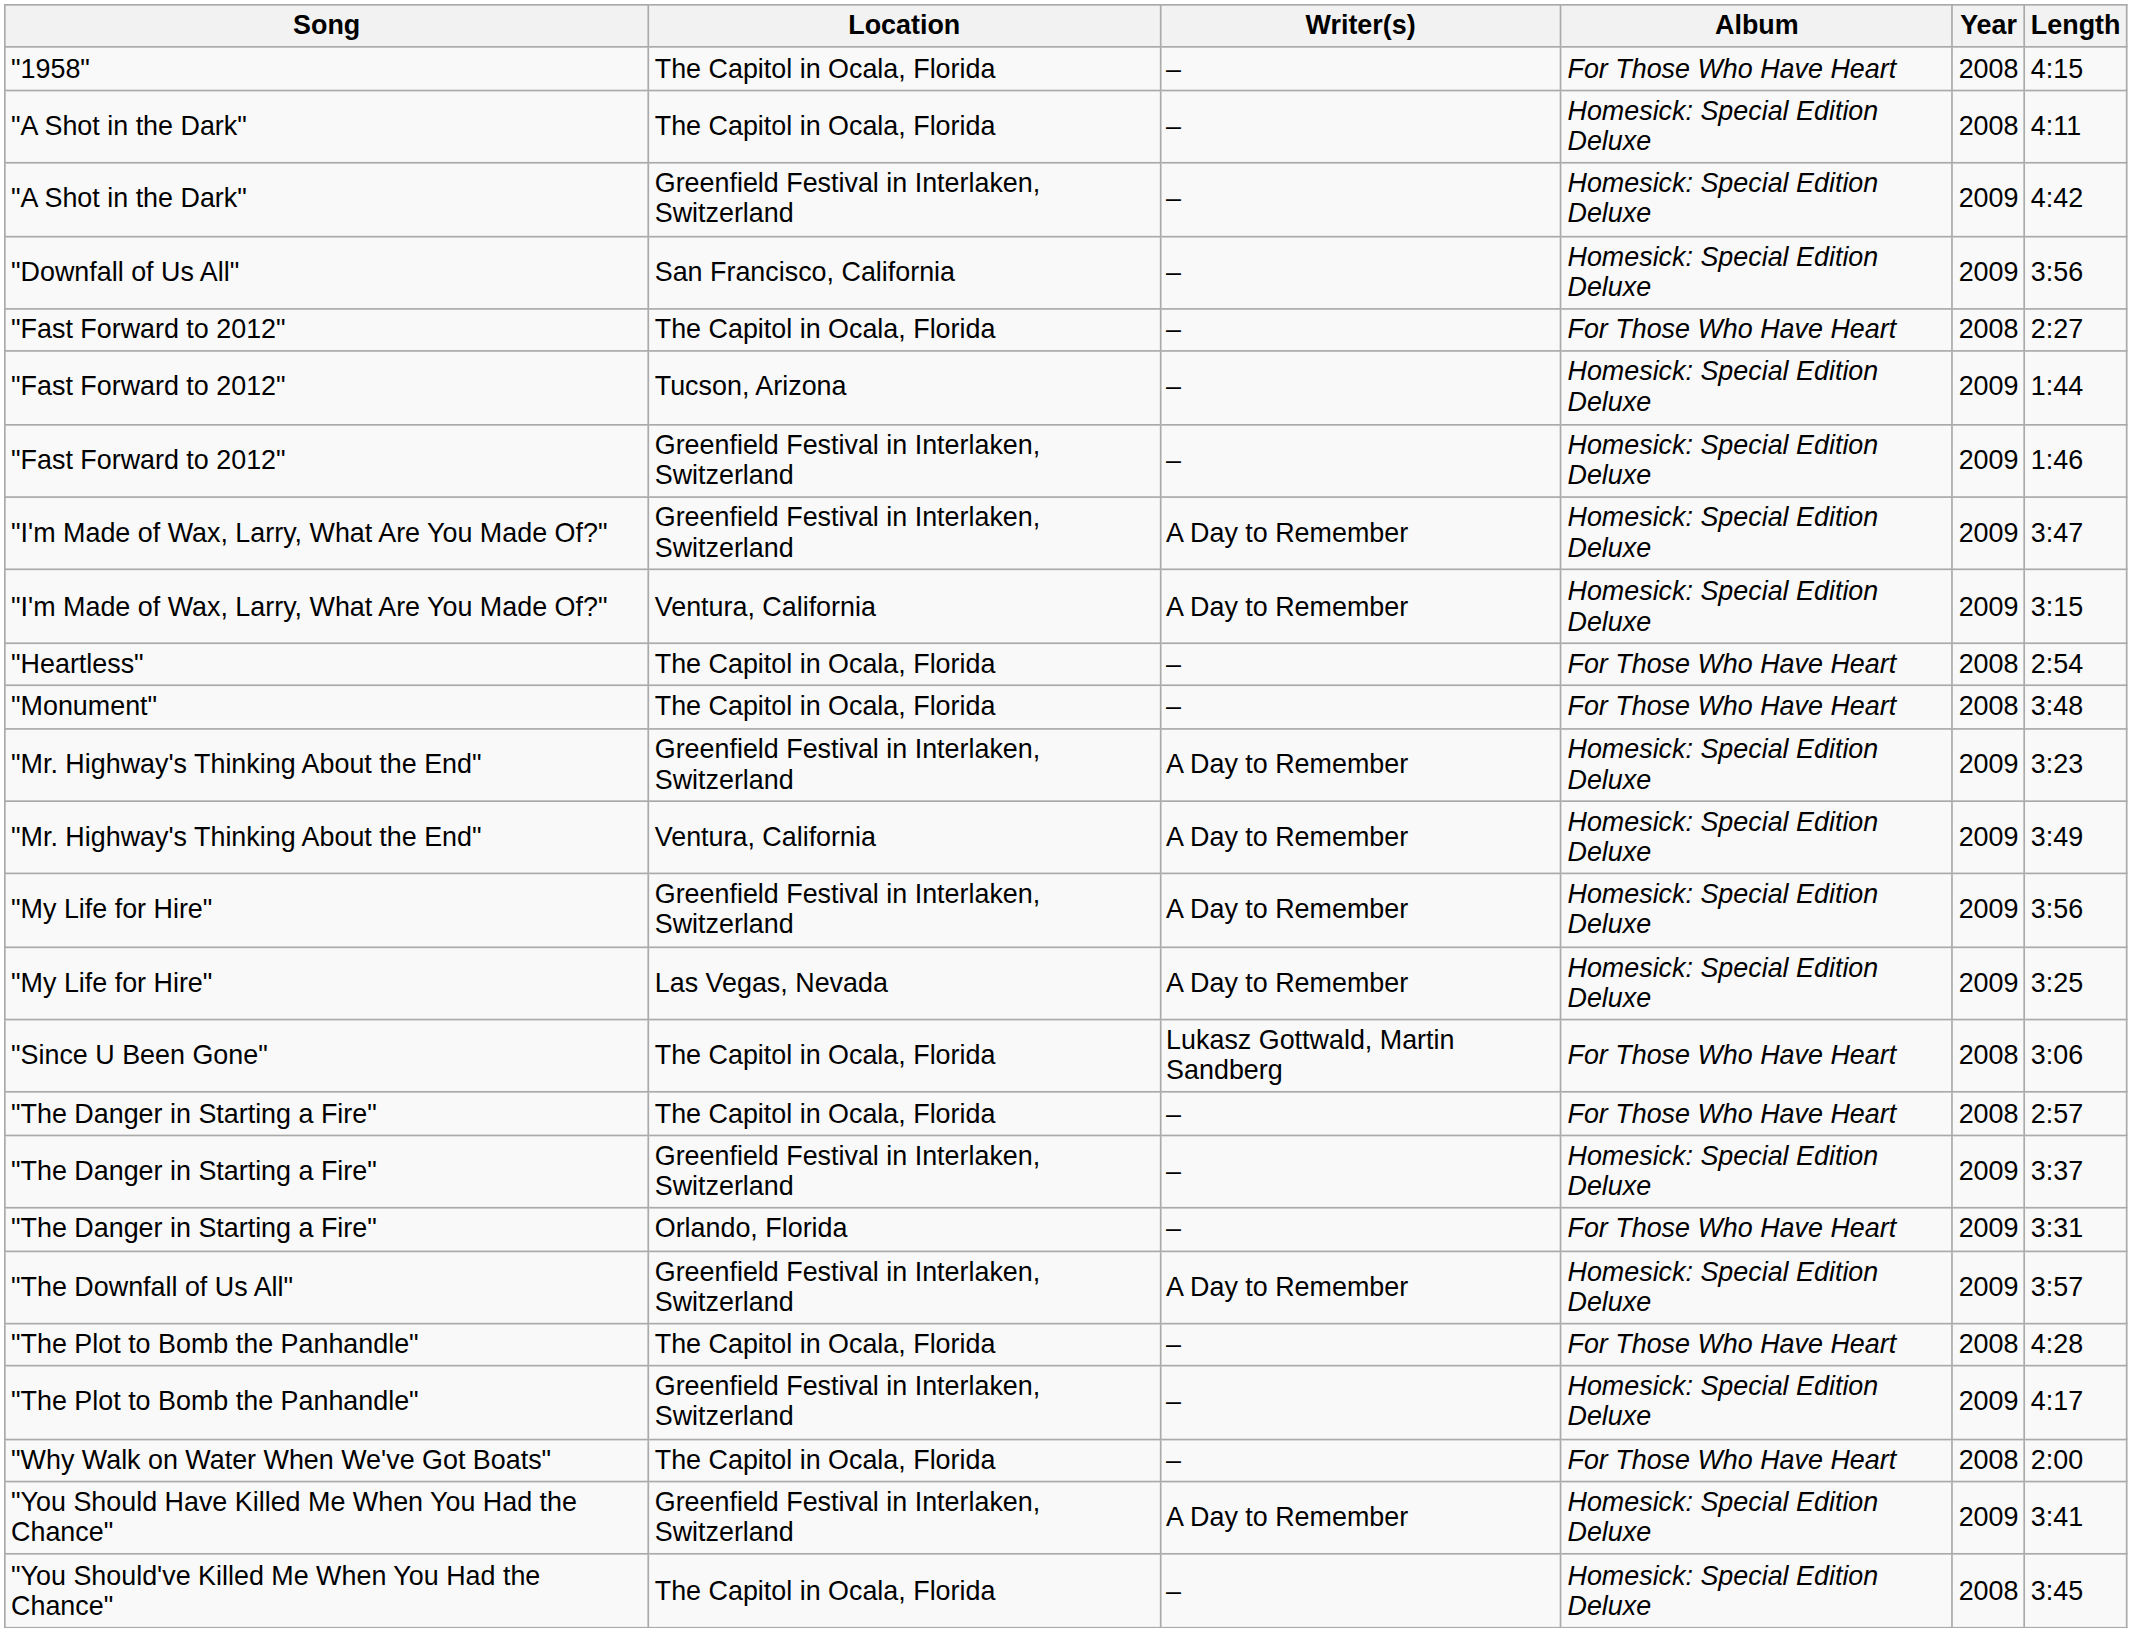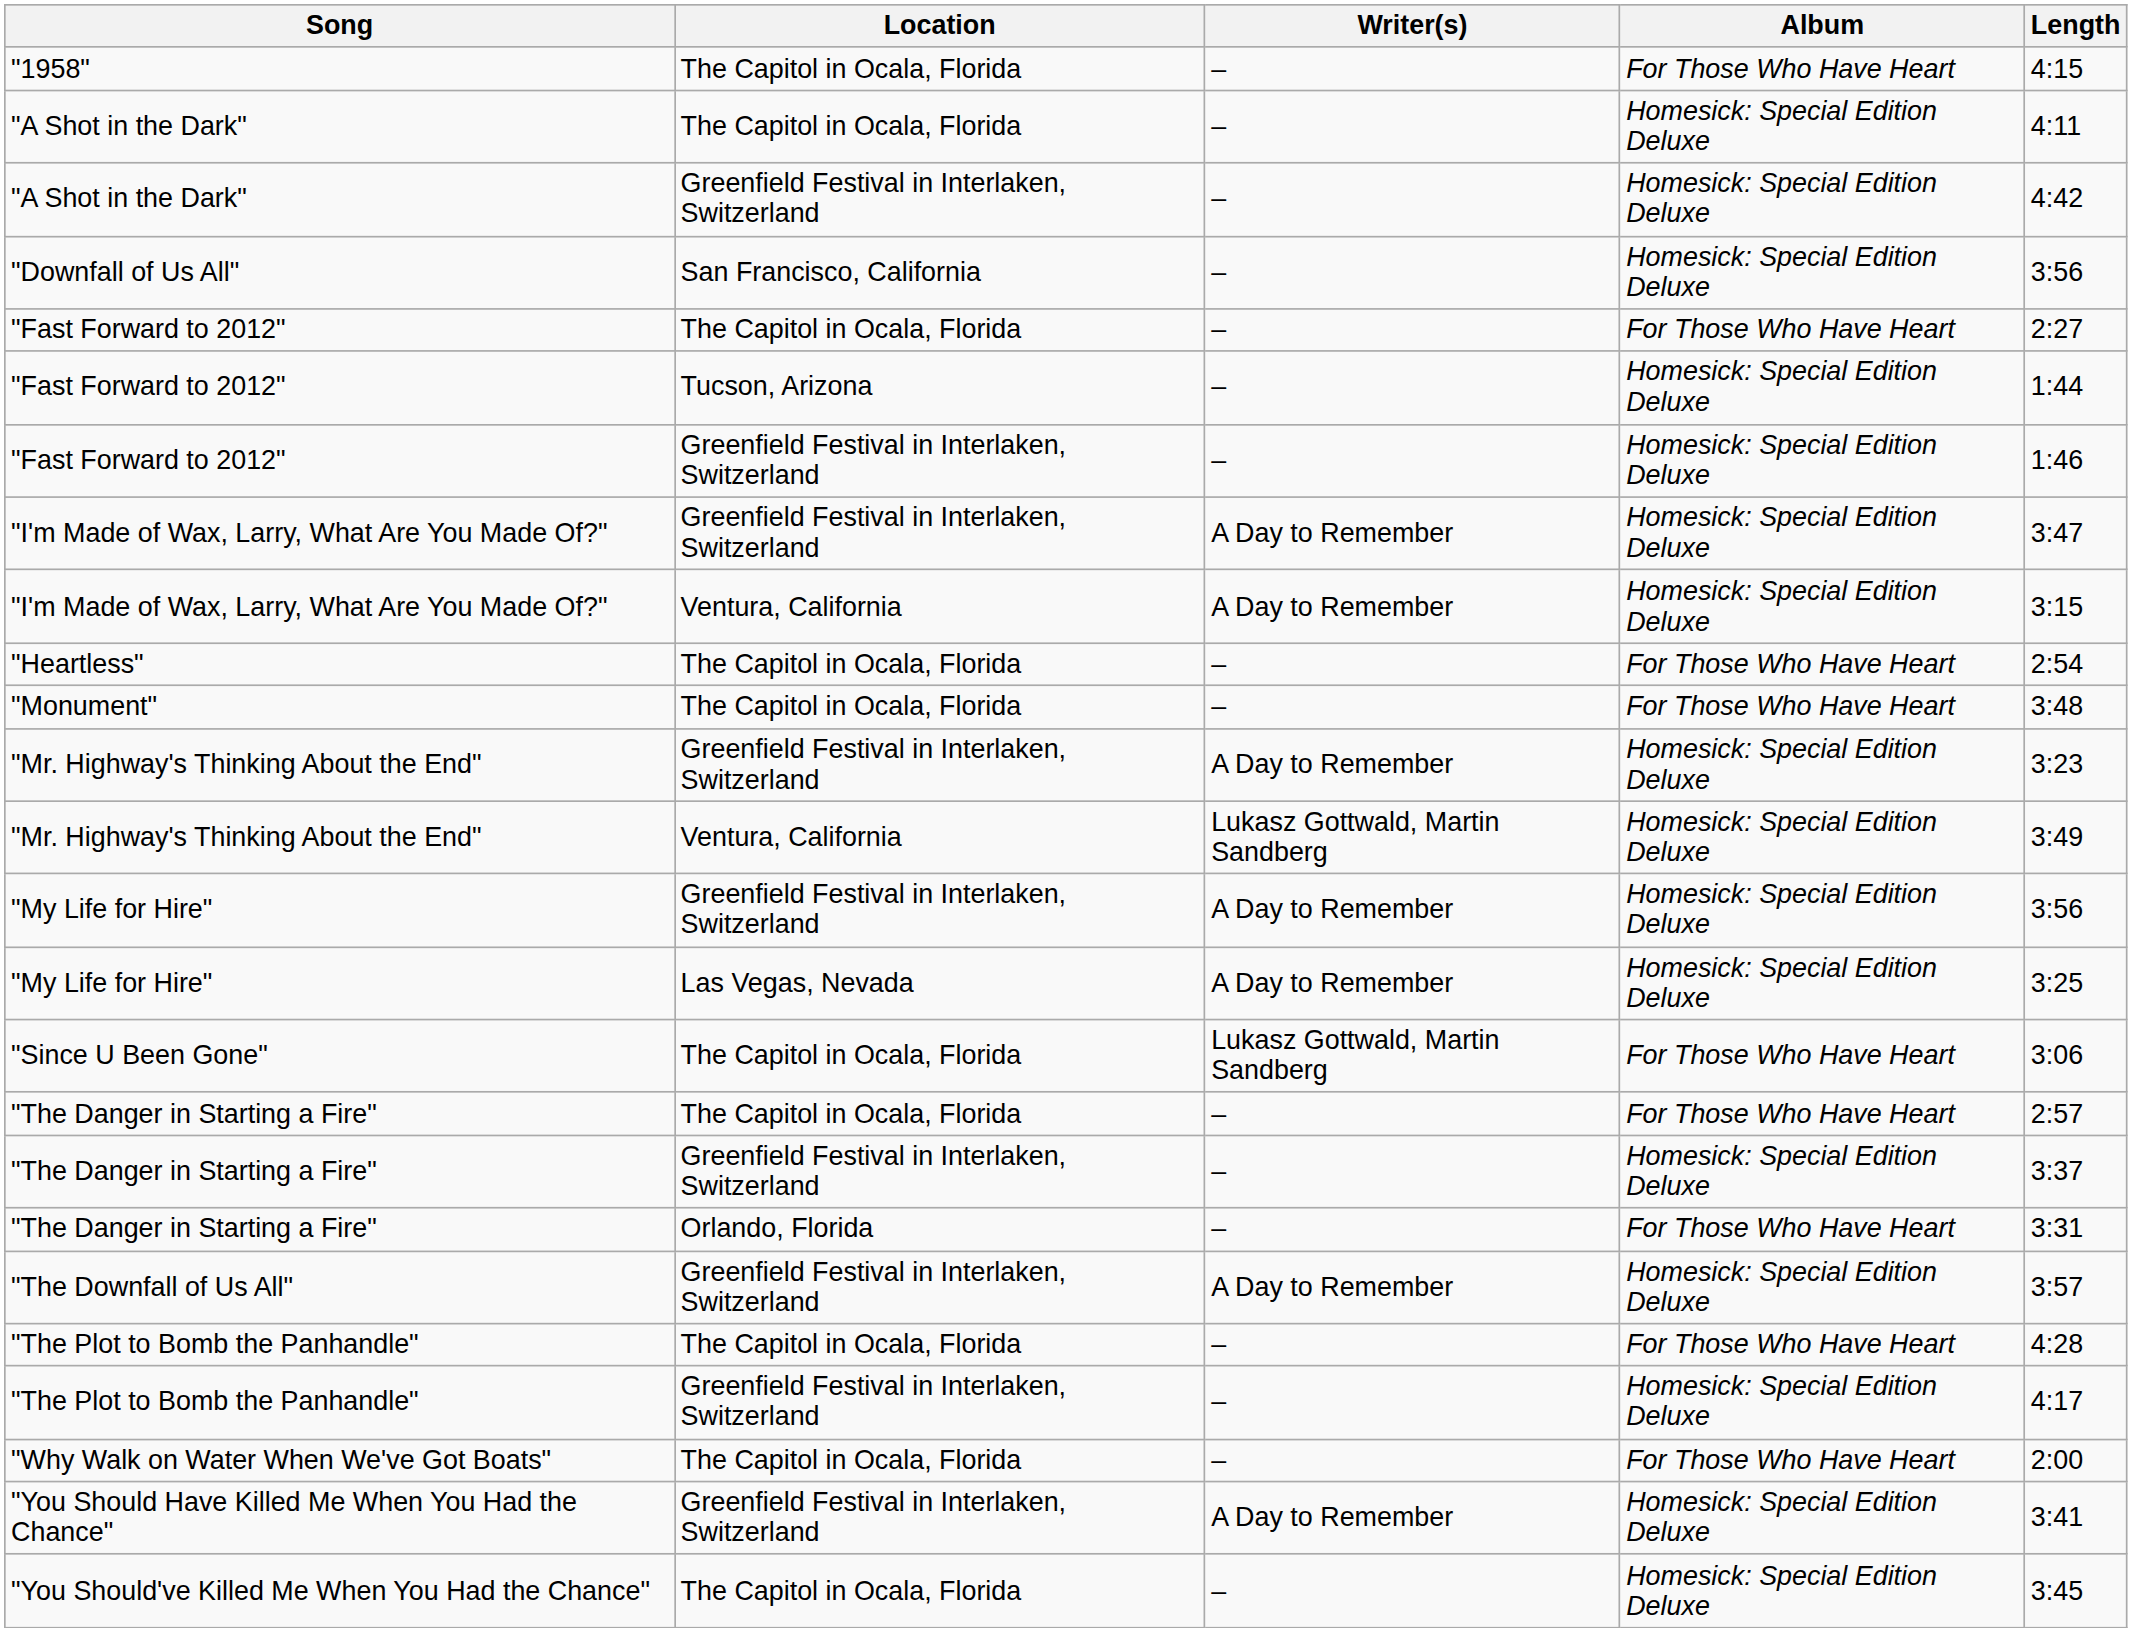- column: (1989, 25)
(1287, 837) A Day to Remember -> (1355, 837) Lukasz Gottwald, Martin Sandberg
